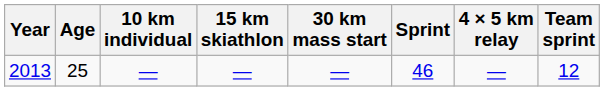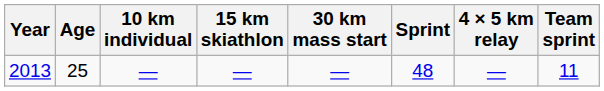(423, 70) 46 -> (423, 70) 48
(569, 70) 12 -> (569, 70) 11
